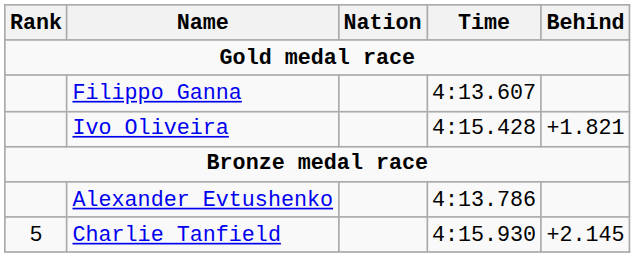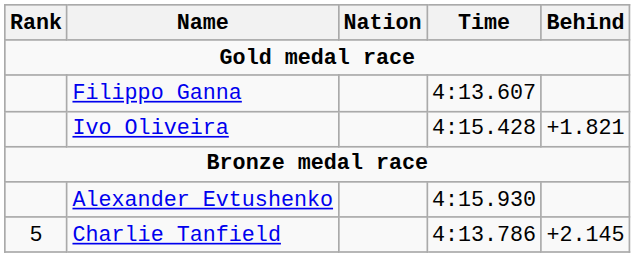(484, 199) 4:13.786 -> (484, 199) 4:15.930
(484, 235) 4:15.930 -> (484, 235) 4:13.786
